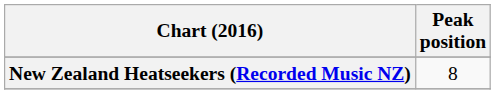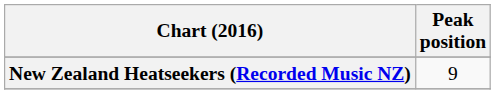(453, 72) 8 -> (453, 72) 9
